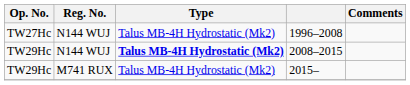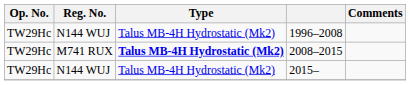(29, 32) TW27Hc -> (29, 32) TW29Hc
(83, 51) N144 WUJ -> (85, 51) M741 RUX
(85, 70) M741 RUX -> (83, 70) N144 WUJ
